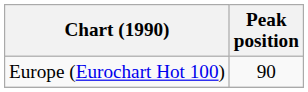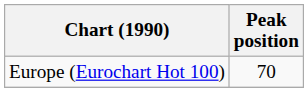(266, 71) 90 -> (266, 71) 70
